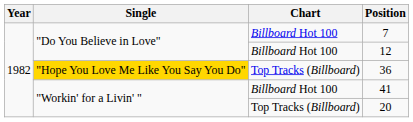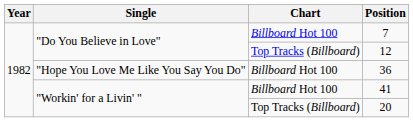(294, 51) Billboard Hot 100 -> (305, 51) Top Tracks (Billboard)
(141, 70) gold background -> (141, 70) no background
(305, 70) Top Tracks (Billboard) -> (294, 70) Billboard Hot 100
